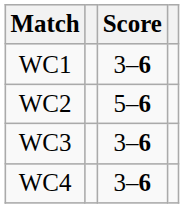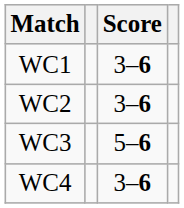(132, 103) 5–6 -> (132, 103) 3–6
(132, 143) 3–6 -> (132, 143) 5–6
